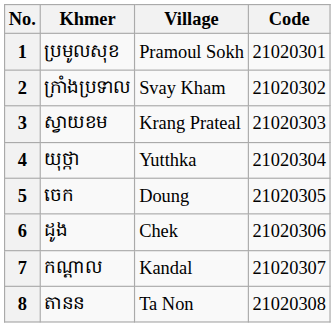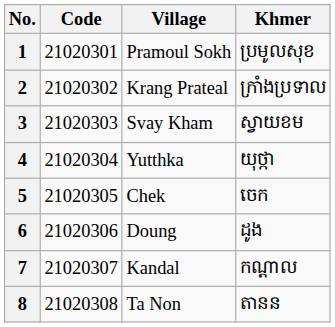columns swapped: (289, 19) <-> (88, 19)
(182, 87) Svay Kham -> (177, 87) Krang Prateal
(190, 123) Krang Prateal -> (170, 123) Svay Kham
(164, 196) Doung -> (146, 196) Chek
(159, 232) Chek -> (152, 232) Doung
